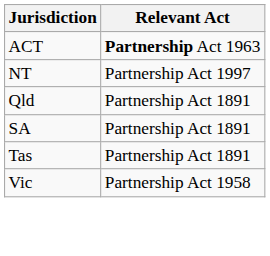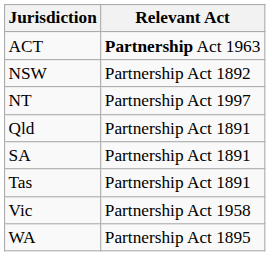+ row: (28, 73)
+ row: (22, 237)
